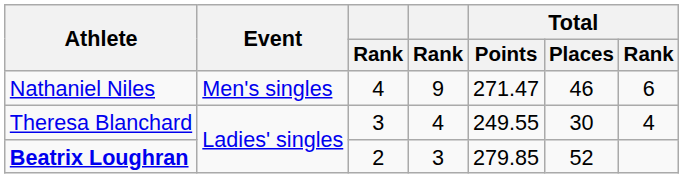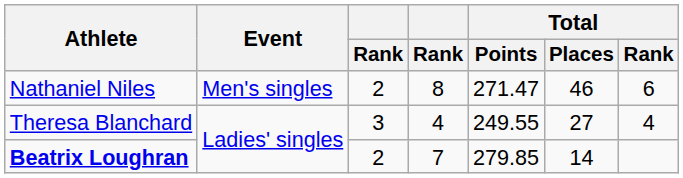(378, 89) 4 -> (378, 89) 2
(438, 89) 9 -> (438, 89) 8
(581, 123) 30 -> (581, 123) 27
(438, 157) 3 -> (438, 157) 7
(581, 157) 52 -> (581, 157) 14
